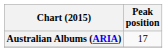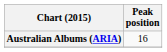(143, 39) 17 -> (143, 39) 16
